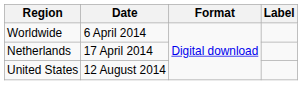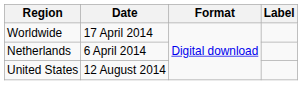(115, 32) 6 April 2014 -> (118, 32) 17 April 2014
(118, 51) 17 April 2014 -> (115, 51) 6 April 2014
